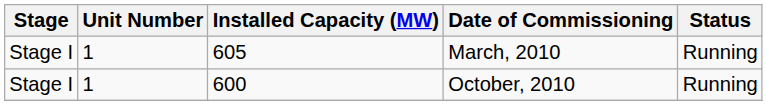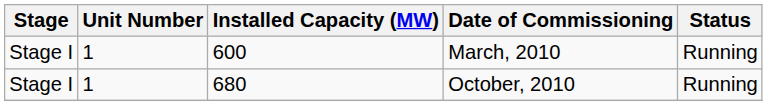(230, 52) 605 -> (230, 52) 600
(230, 84) 600 -> (230, 84) 680
